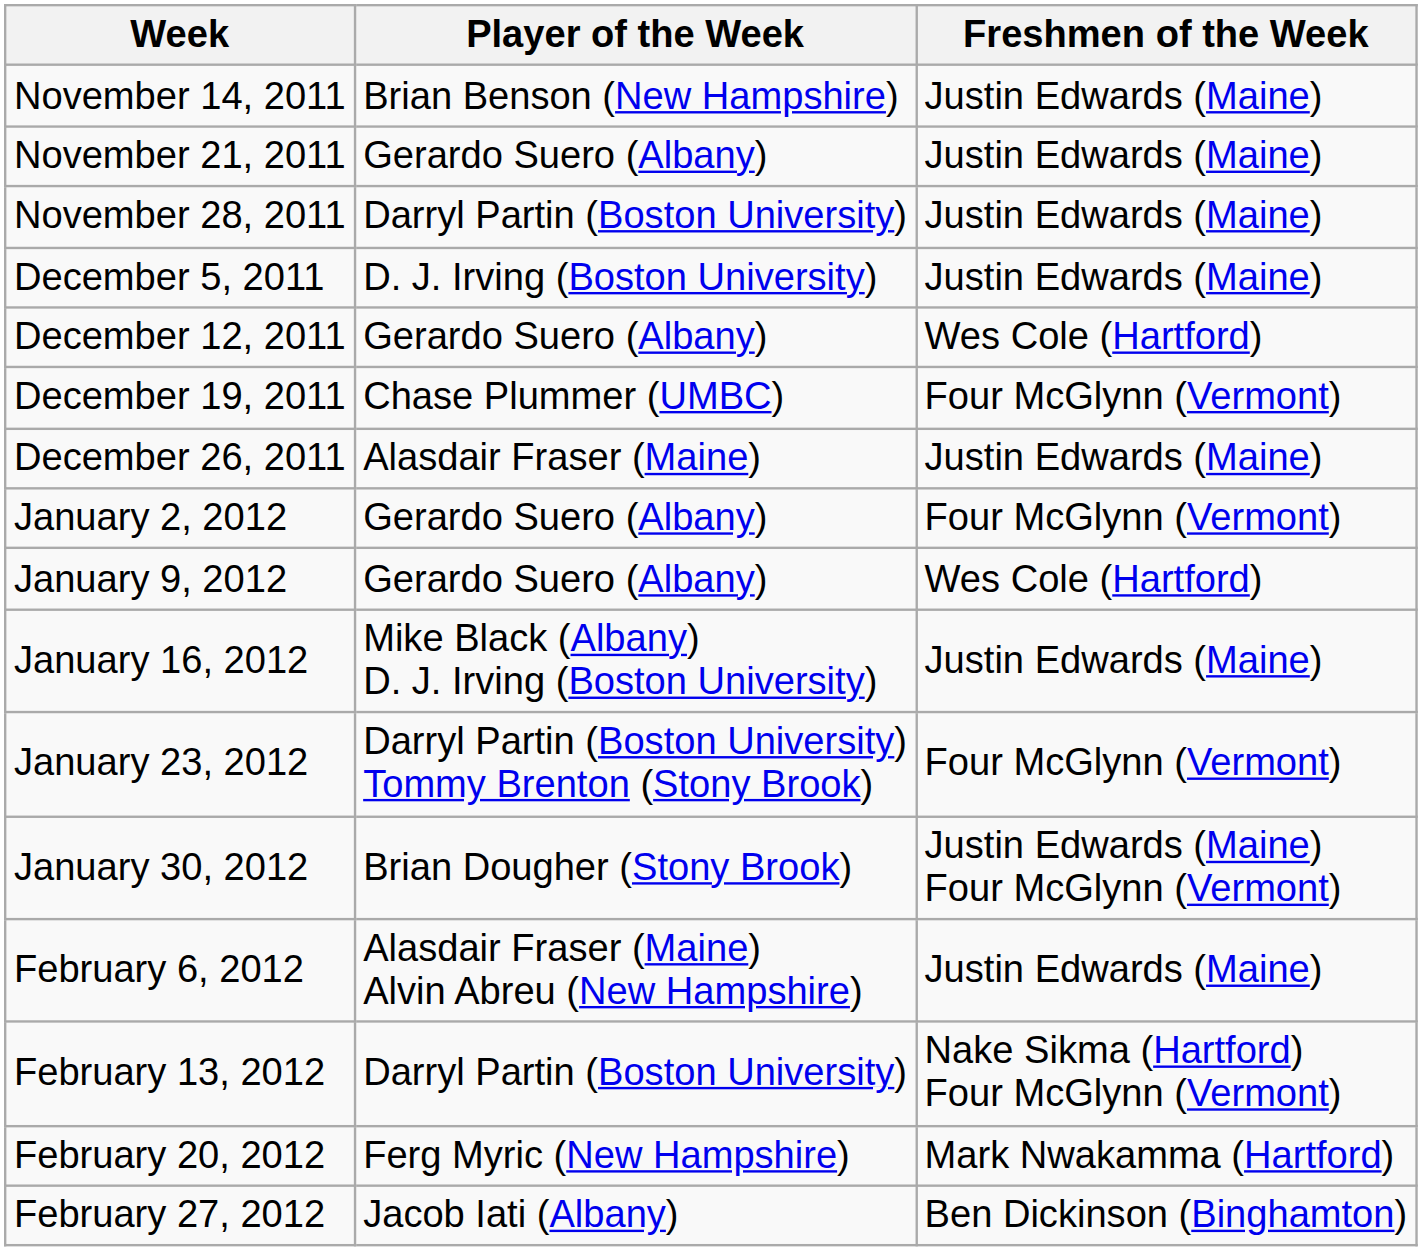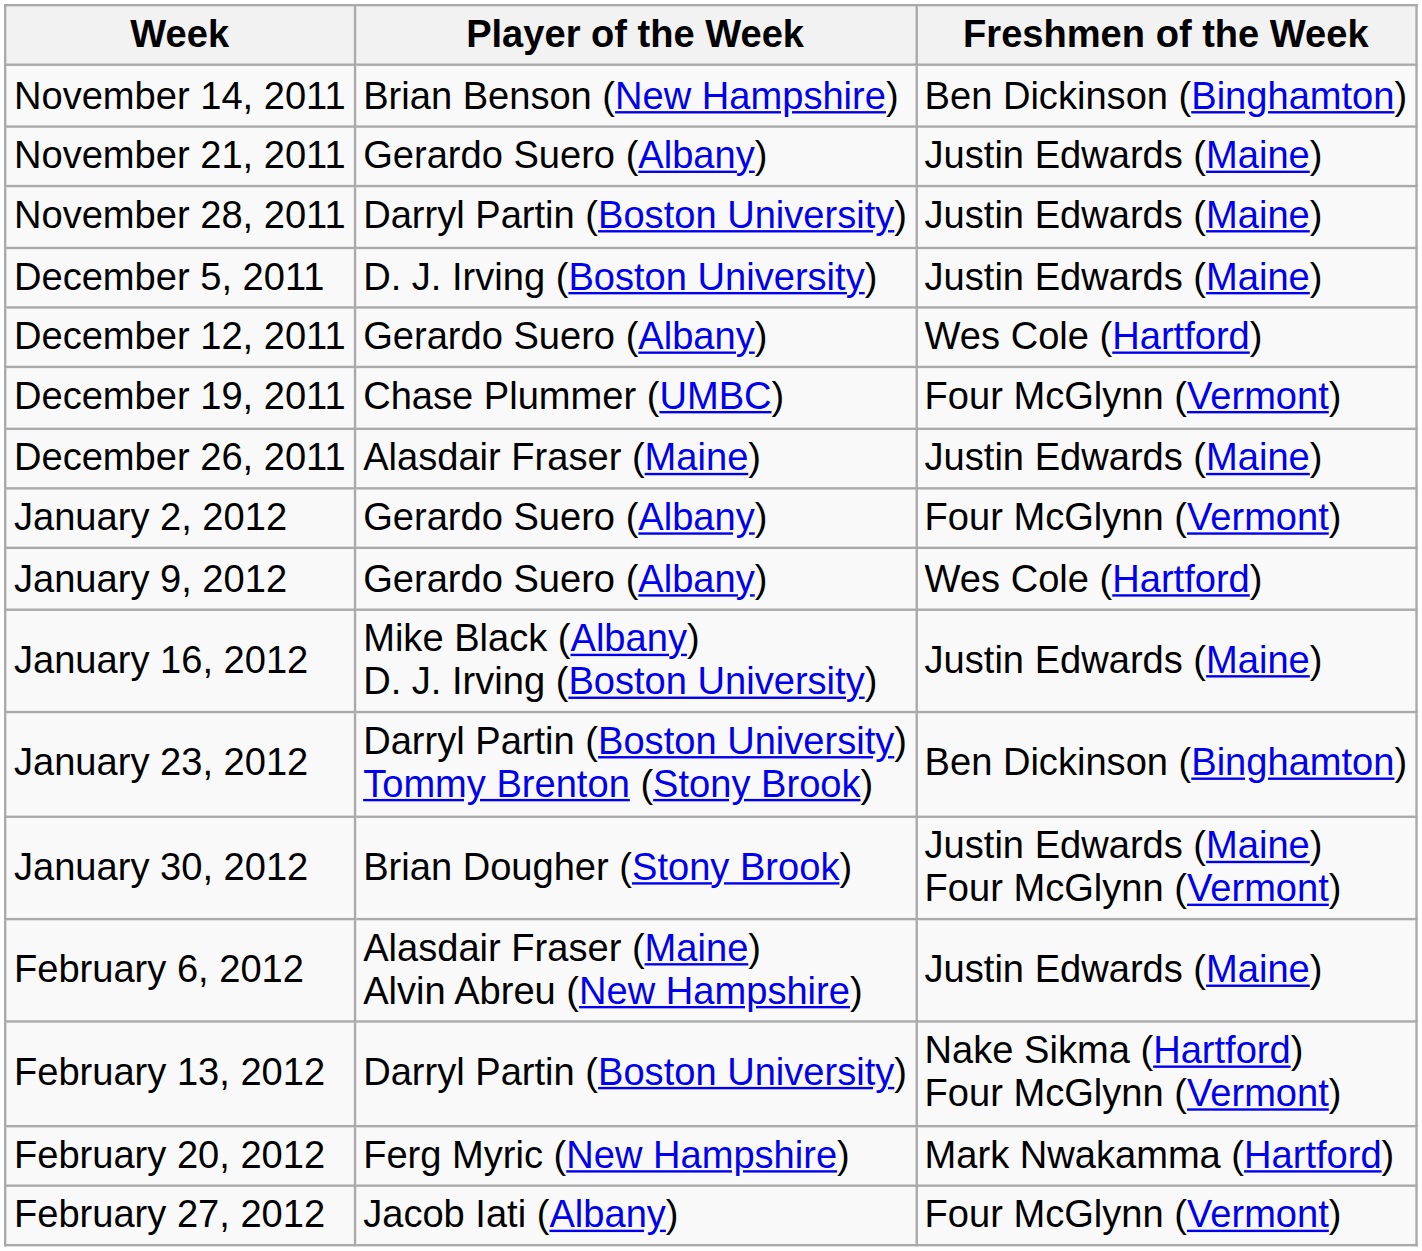(1124, 95) Justin Edwards (Maine) -> (1166, 95) Ben Dickinson (Binghamton)
(1133, 763) Four McGlynn (Vermont) -> (1166, 763) Ben Dickinson (Binghamton)
(1166, 1215) Ben Dickinson (Binghamton) -> (1133, 1215) Four McGlynn (Vermont)
